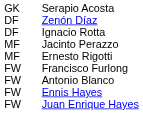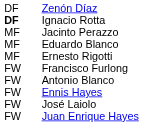- row: (78, 8)
(11, 32) normal -> (11, 20) bold
+ row: (80, 44)
+ row: (69, 104)
